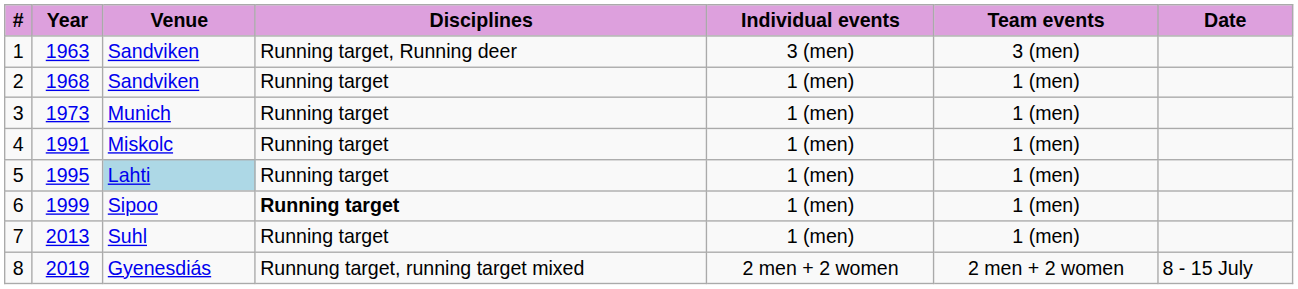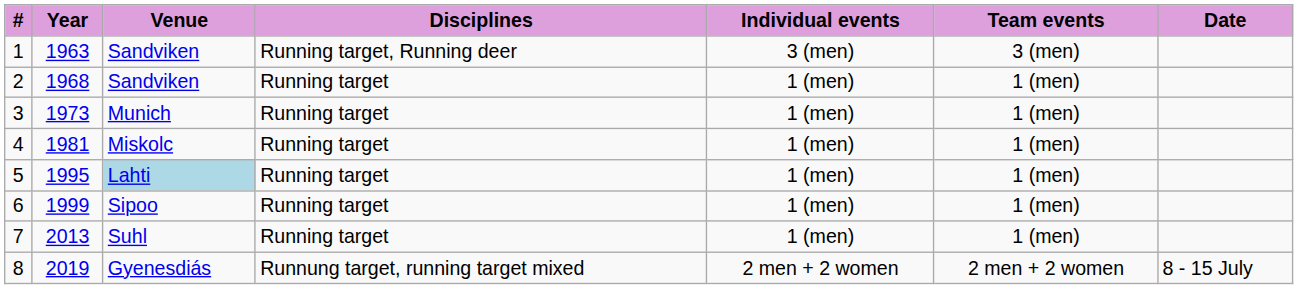(68, 144) 1991 -> (68, 144) 1981
(330, 206) bold -> (324, 206) normal
